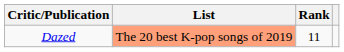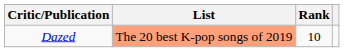(314, 36) 11 -> (314, 36) 10
